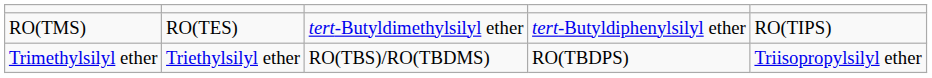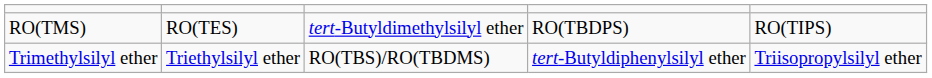(639, 27) tert-Butyldiphenylsilyl ether -> (580, 27) RO(TBDPS)
(580, 57) RO(TBDPS) -> (639, 57) tert-Butyldiphenylsilyl ether
